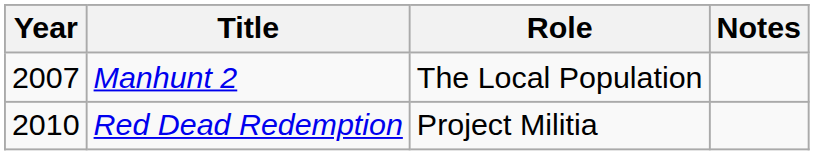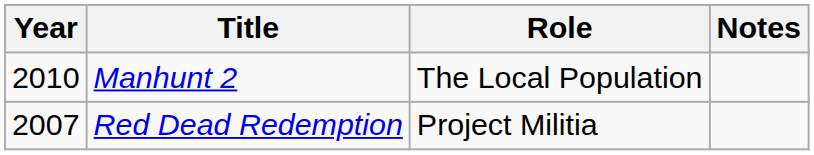(46, 76) 2007 -> (46, 76) 2010
(46, 125) 2010 -> (46, 125) 2007
